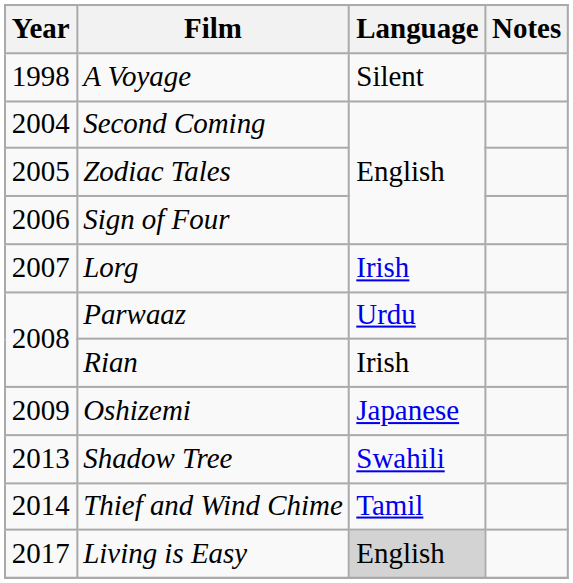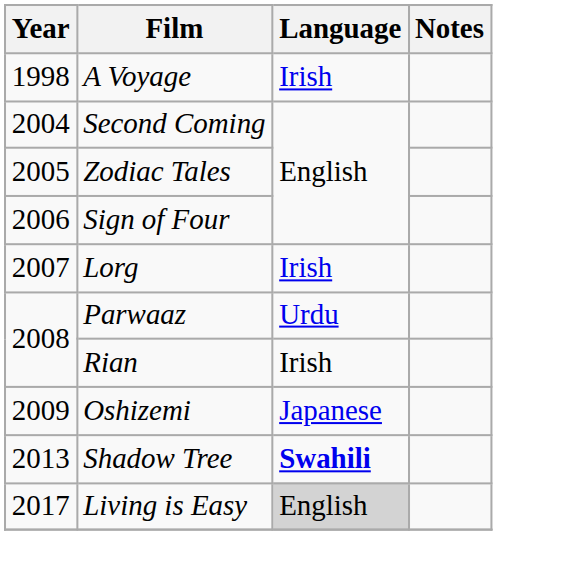(390, 76) Silent -> (306, 76) Irish
(401, 458) normal -> (325, 458) bold
- row: (213, 506)
